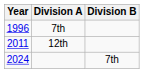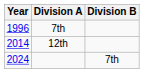(18, 44) 2011 -> (18, 44) 2014
